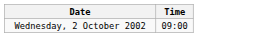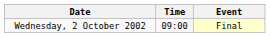+ column: (229, 11)
